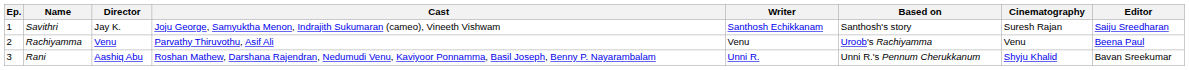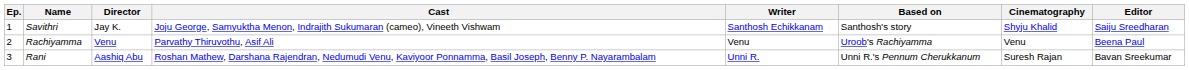(1033, 27) Suresh Rajan -> (1030, 27) Shyju Khalid
(1030, 57) Shyju Khalid -> (1033, 57) Suresh Rajan
